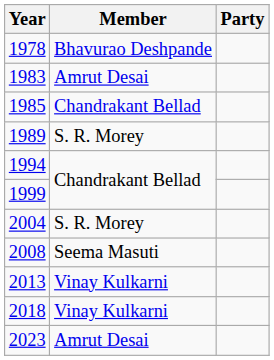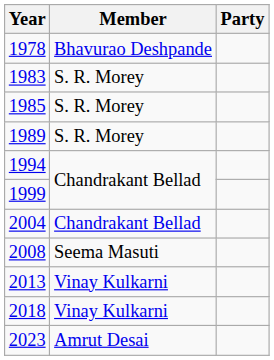(101, 77) Amrut Desai -> (99, 77) S. R. Morey
(127, 106) Chandrakant Bellad -> (99, 106) S. R. Morey
(99, 223) S. R. Morey -> (127, 223) Chandrakant Bellad
